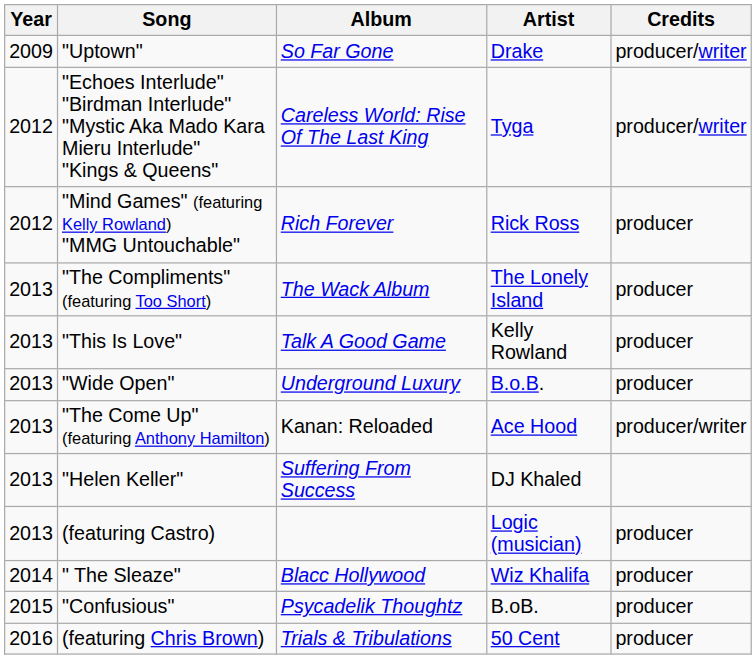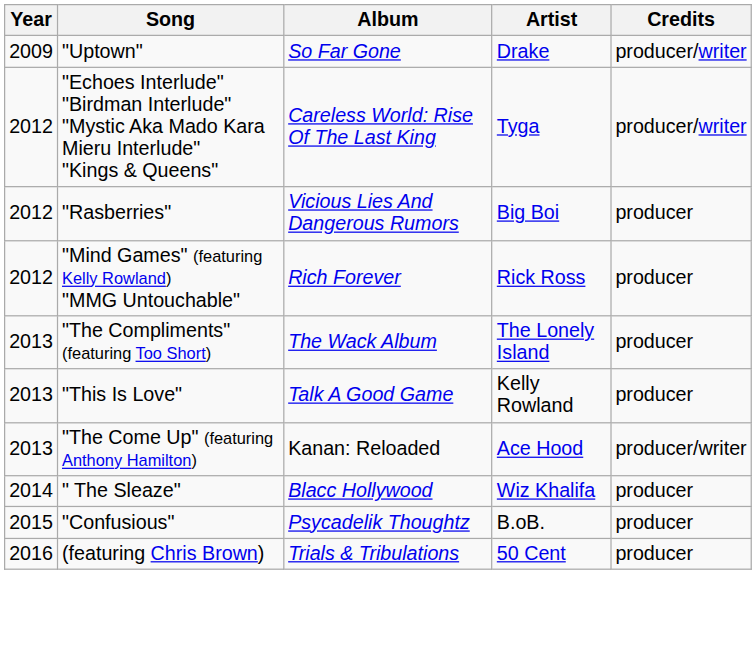+ row: (117, 213)
- row: (118, 384)
- row: (123, 480)
- row: (139, 533)
